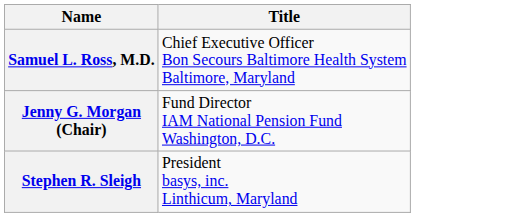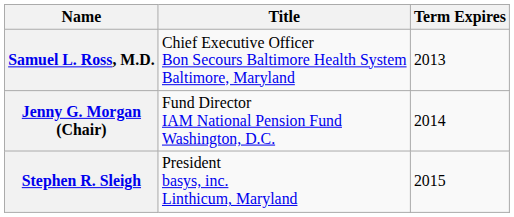+ column: (460, 17)
